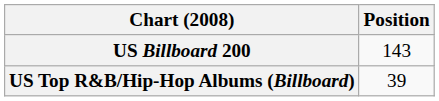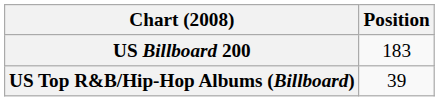(397, 50) 143 -> (397, 50) 183
